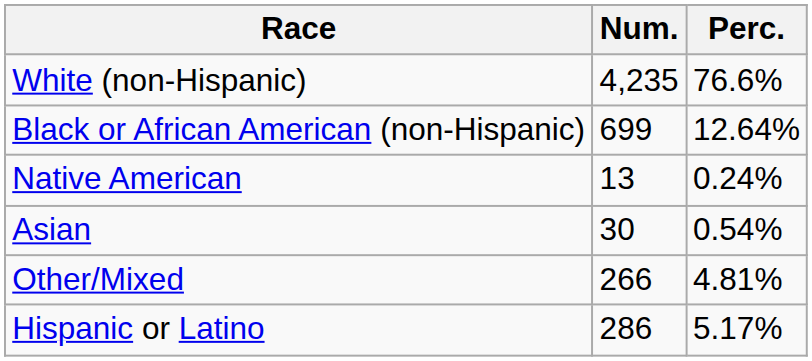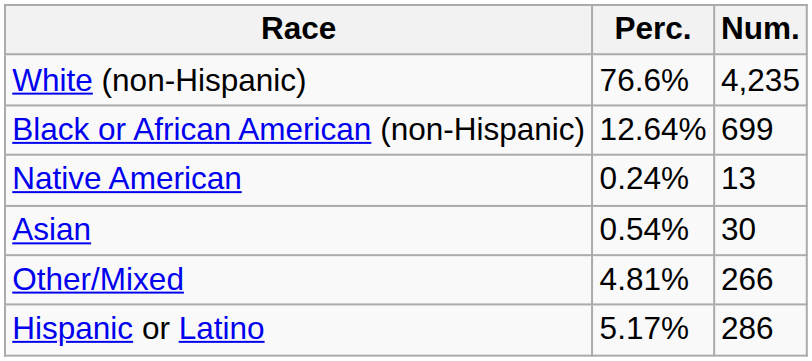columns swapped: (639, 29) <-> (746, 29)
